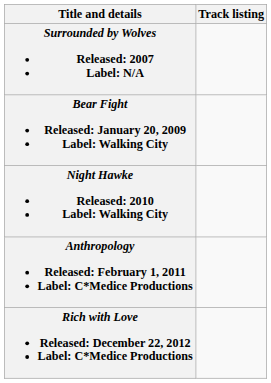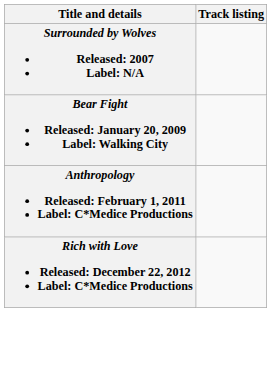- row: (100, 195)
